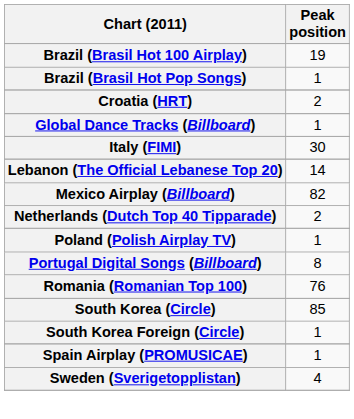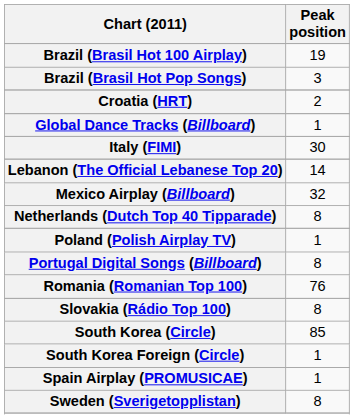(318, 78) 1 -> (318, 78) 3
(318, 194) 82 -> (318, 194) 32
(318, 217) 2 -> (318, 217) 8
+ row: (145, 309)
(318, 378) 4 -> (318, 401) 8
